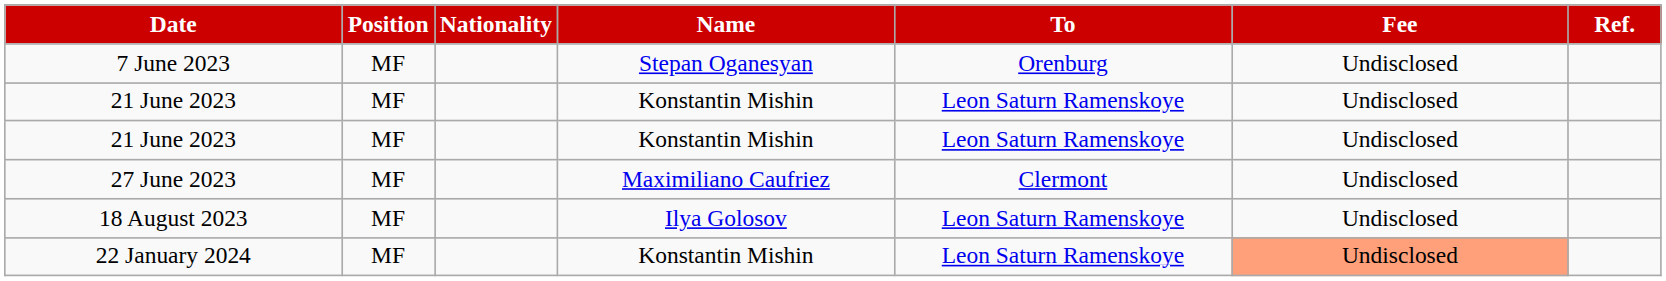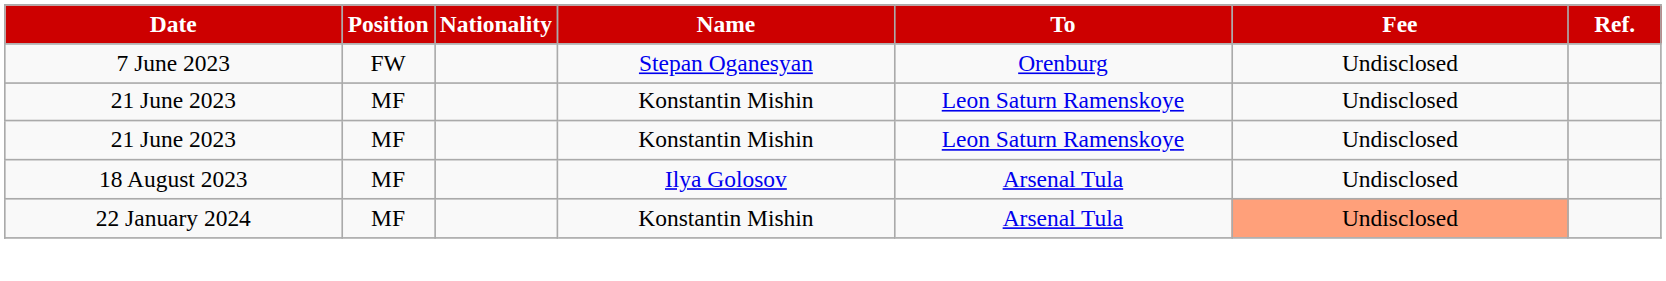(388, 62) MF -> (388, 62) FW
- row: (173, 179)
(1063, 217) Leon Saturn Ramenskoye -> (1063, 179) Arsenal Tula
(1063, 256) Leon Saturn Ramenskoye -> (1063, 217) Arsenal Tula
